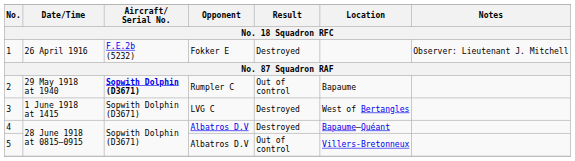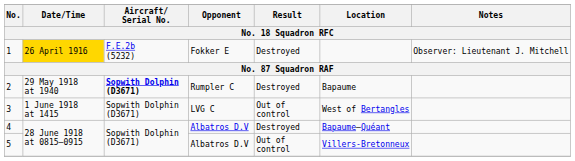(56, 51) no background -> (56, 51) gold background
(273, 87) Out of control -> (278, 87) Destroyed
(278, 109) Destroyed -> (273, 109) Out of control
